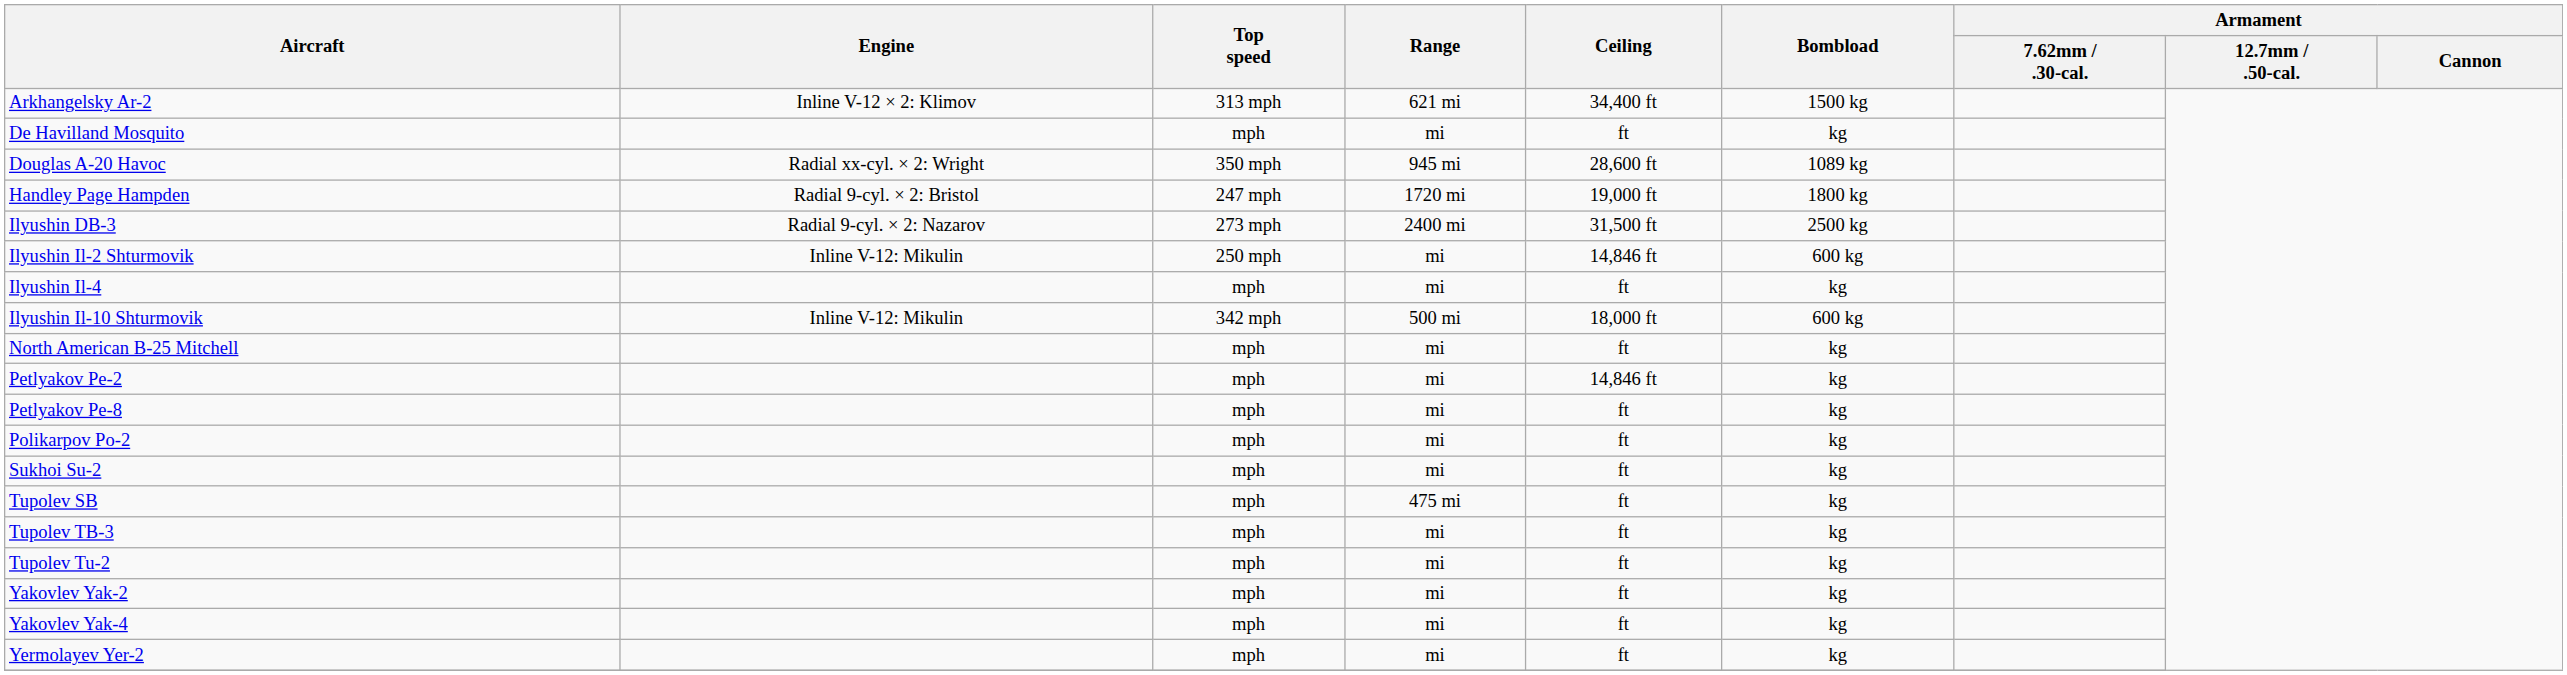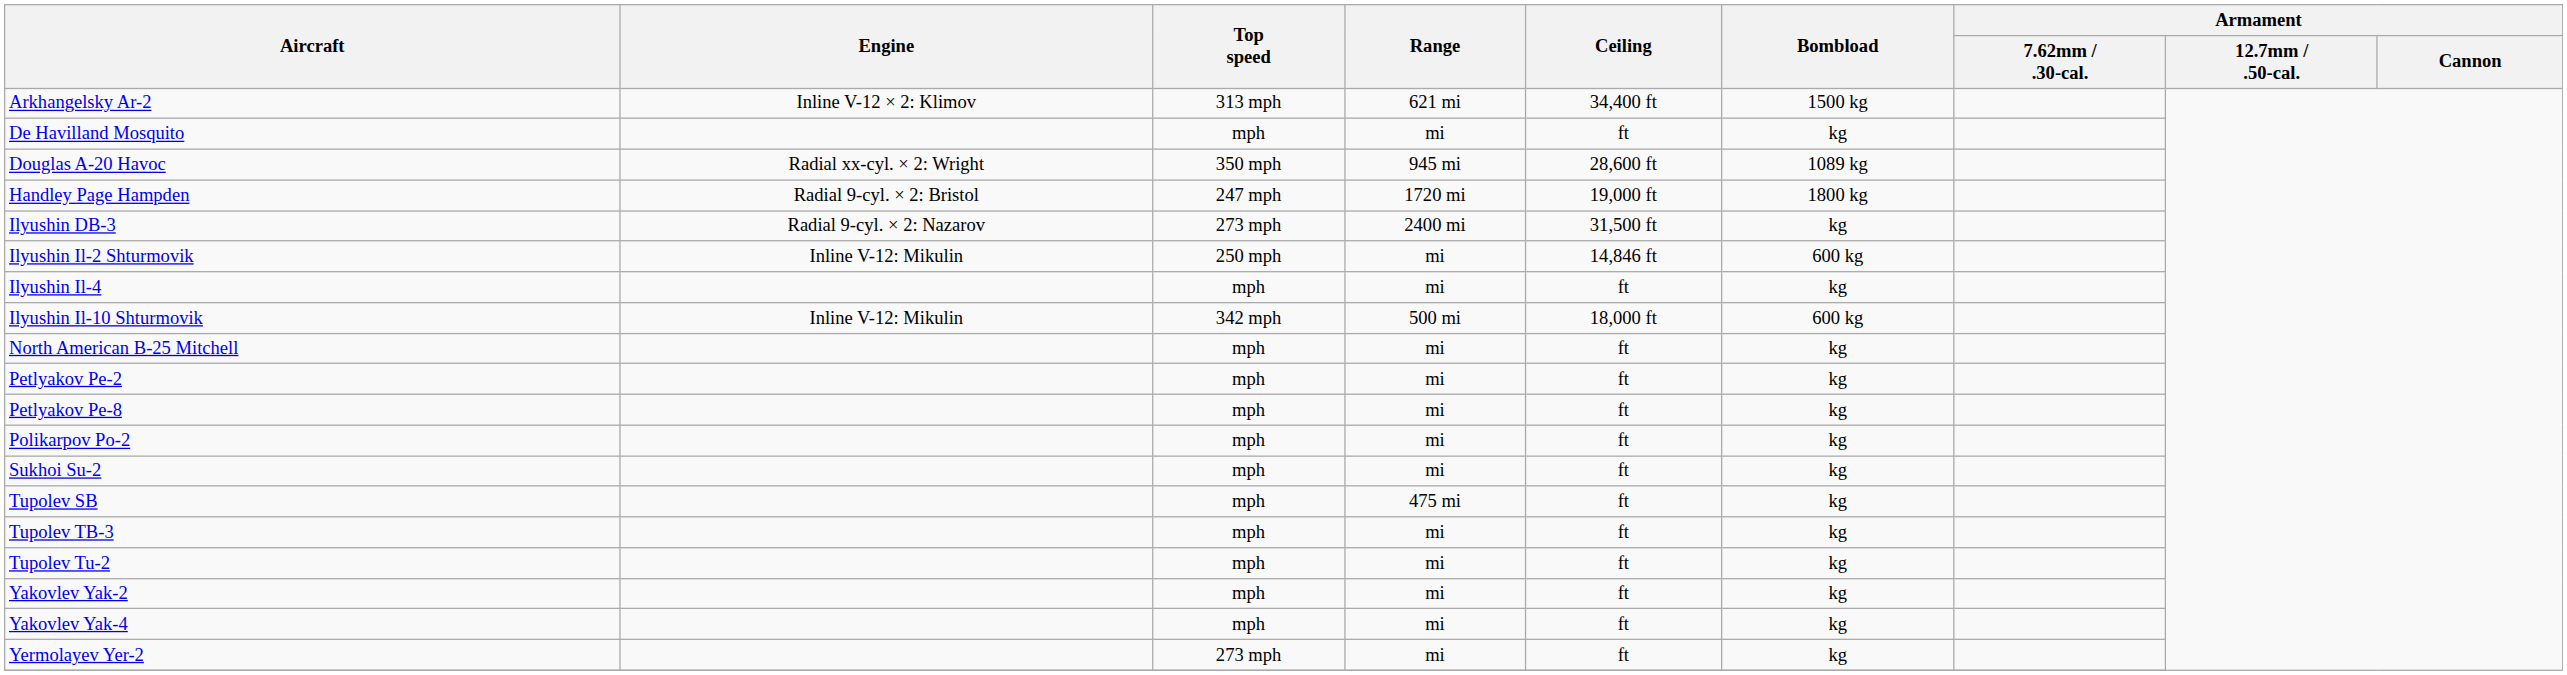(1838, 225) 2500 kg -> (1838, 225) kg
(1623, 379) 14,846 ft -> (1623, 379) ft
(1249, 654) mph -> (1249, 654) 273 mph
